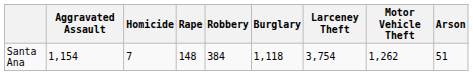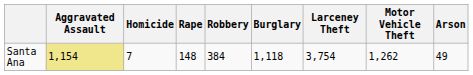(63, 57) no background -> (63, 57) khaki background
(442, 57) 51 -> (442, 57) 49
